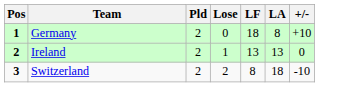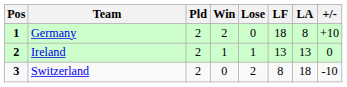+ column: (224, 14)
